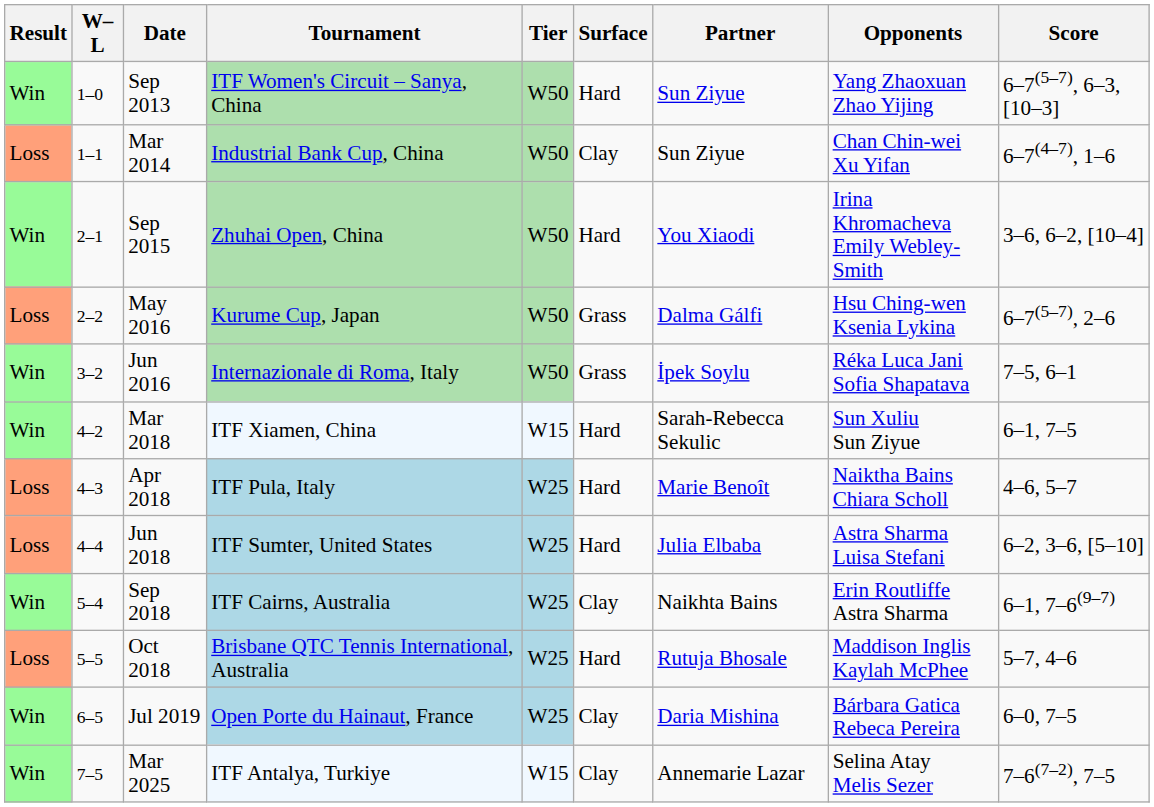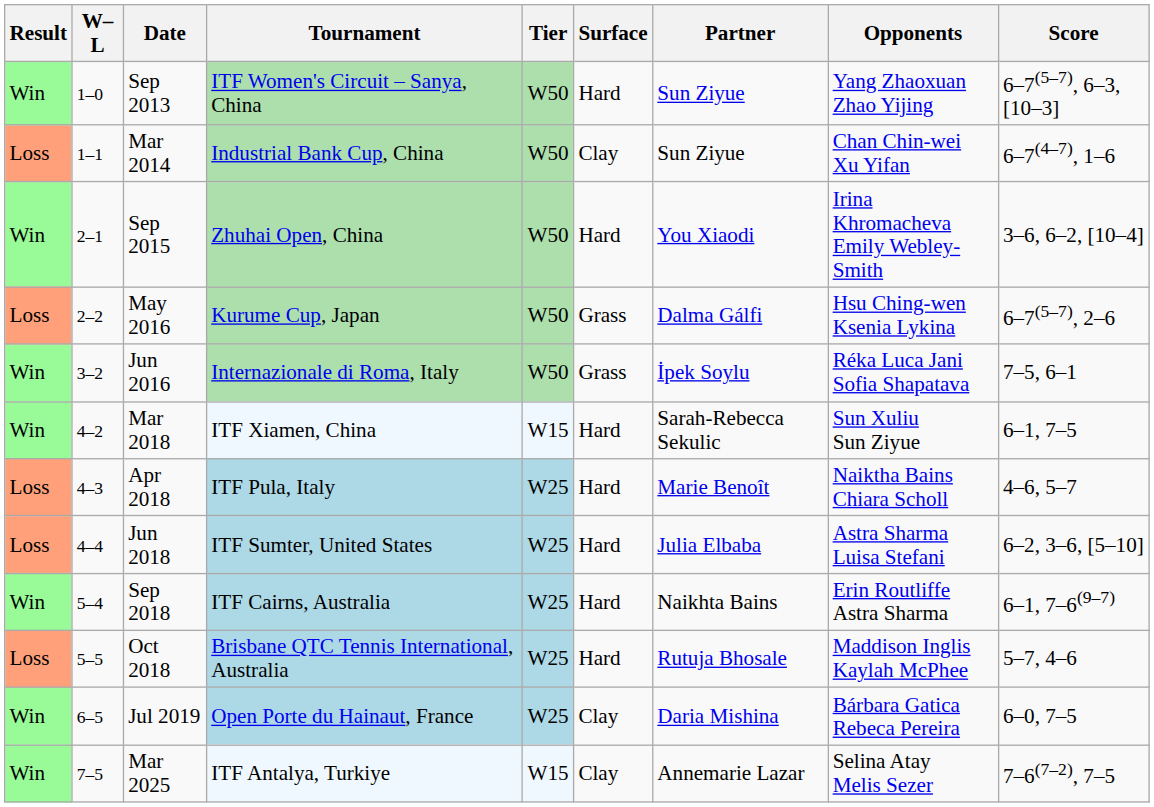(598, 601) Clay -> (599, 601) Hard
